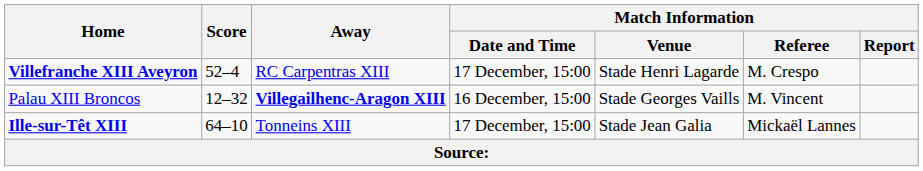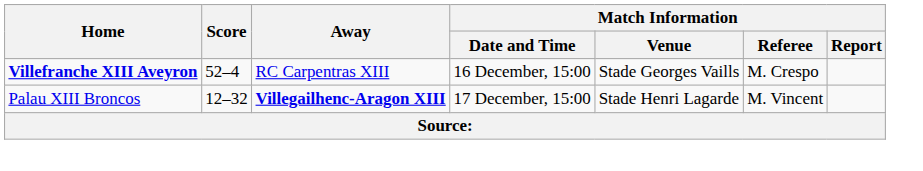(522, 71) 17 December, 15:00 -> (522, 71) 16 December, 15:00
(669, 71) Stade Henri Lagarde -> (669, 71) Stade Georges Vaills
(522, 98) 16 December, 15:00 -> (522, 98) 17 December, 15:00
(669, 98) Stade Georges Vaills -> (669, 98) Stade Henri Lagarde
- row: (68, 125)
